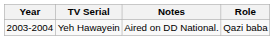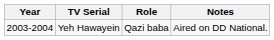columns swapped: (245, 12) <-> (171, 12)
